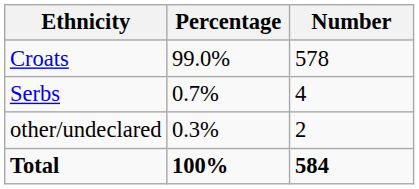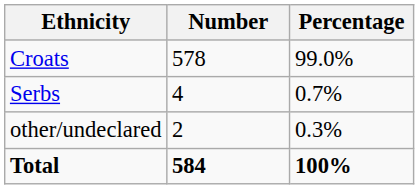columns swapped: (351, 22) <-> (228, 22)
